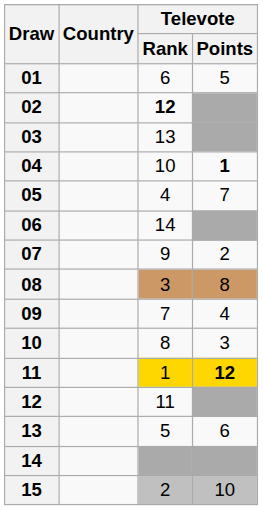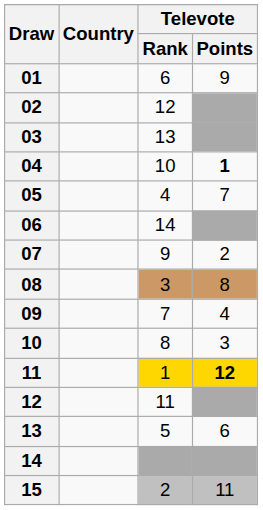(225, 78) 5 -> (225, 78) 9
(165, 107) bold -> (165, 107) normal
(225, 490) 10 -> (225, 490) 11
